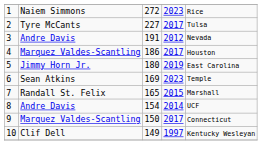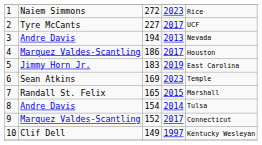(197, 25) Tulsa -> (193, 25) UCF
(152, 38) 191 -> (152, 38) 194
(173, 38) 2012 -> (173, 38) 2013
(152, 65) 180 -> (152, 65) 183
(193, 106) UCF -> (197, 106) Tulsa
(152, 120) 150 -> (152, 120) 152
